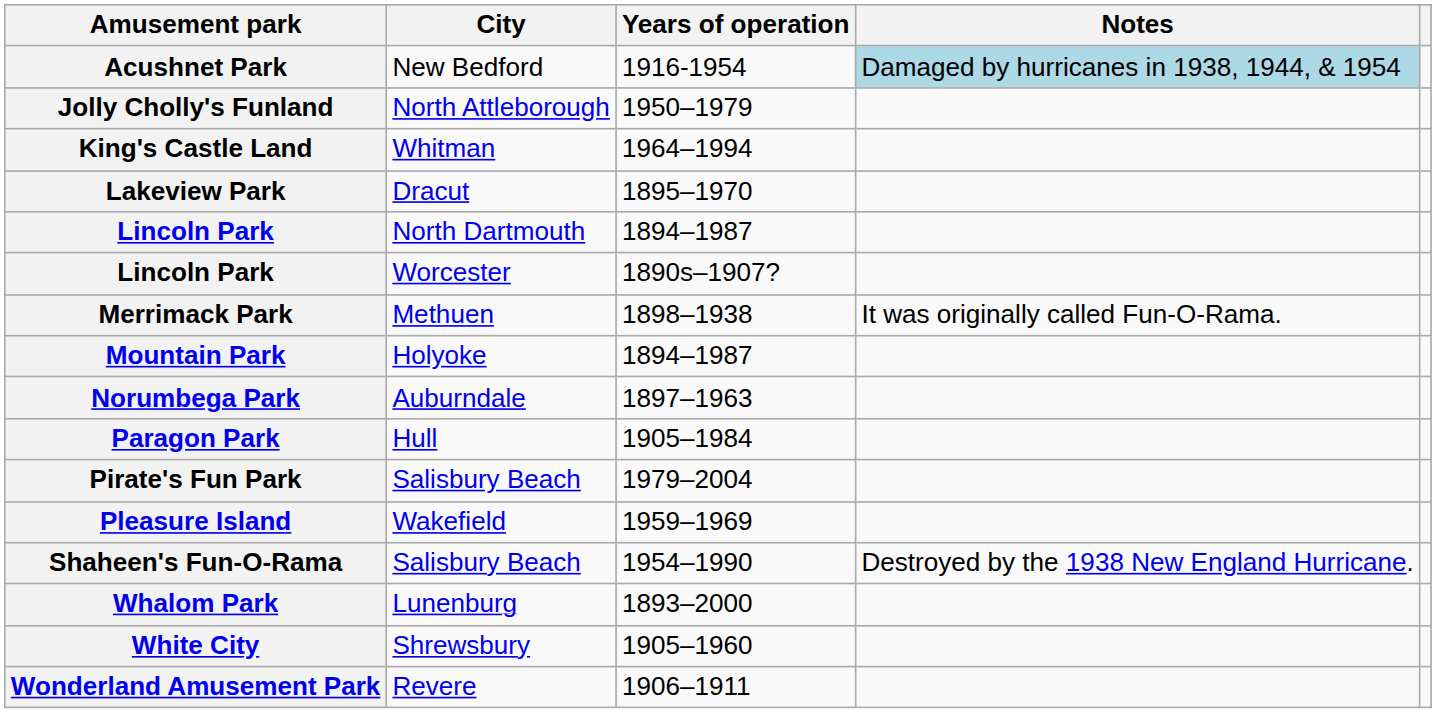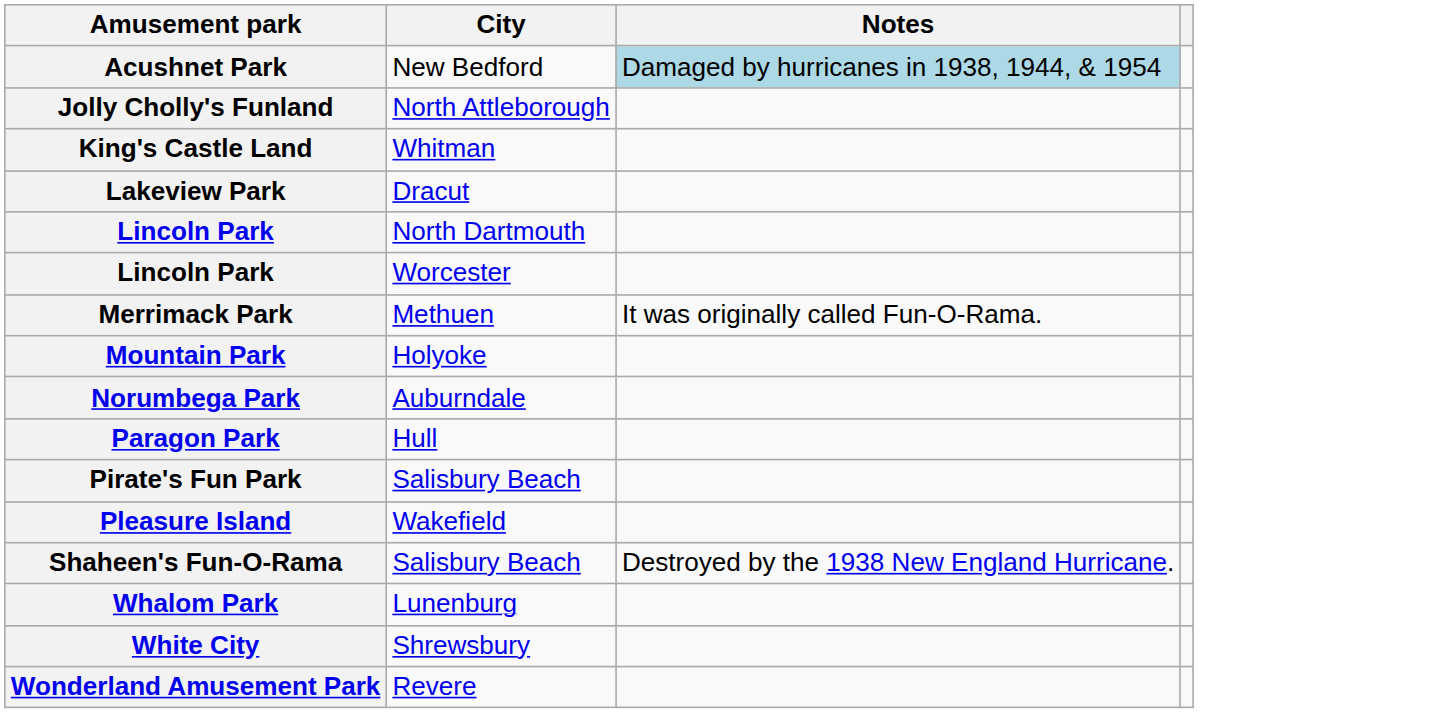- column: (736, 25)
